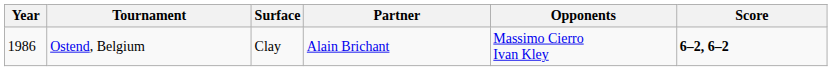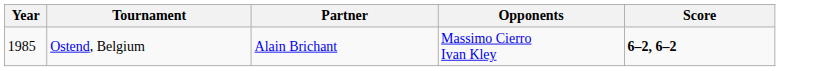- column: (278, 15)
(22, 46) 1986 -> (22, 46) 1985
